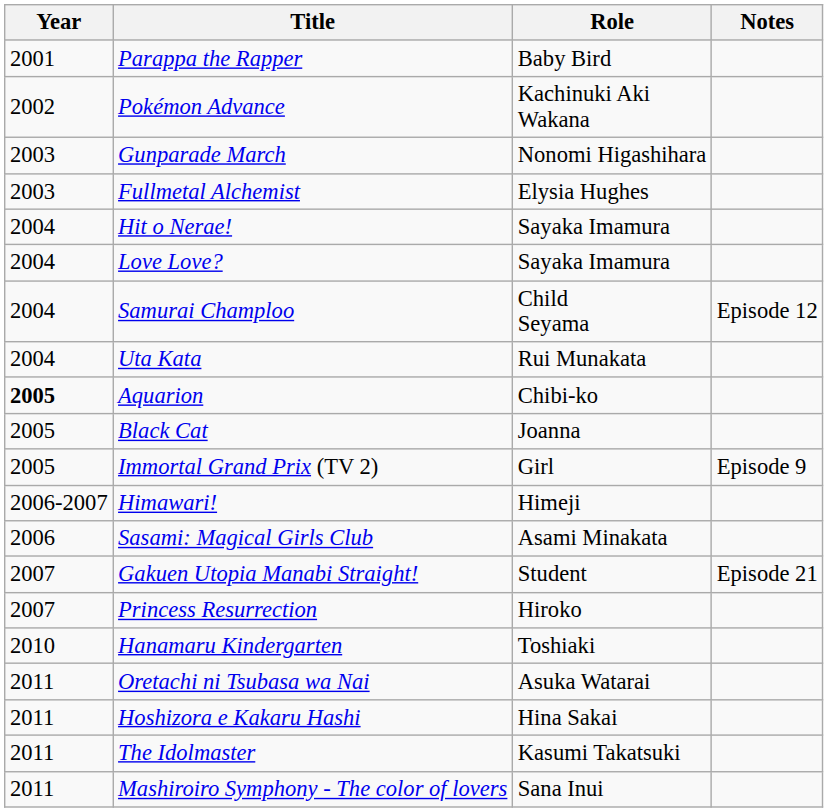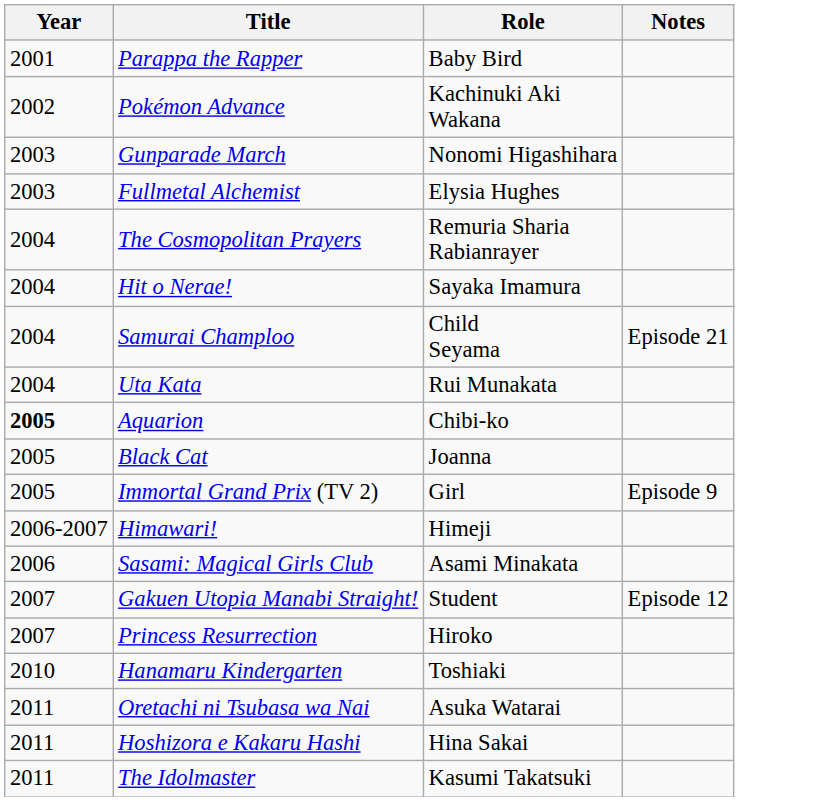+ row: (240, 239)
- row: (170, 262)
(767, 310) Episode 12 -> (678, 336) Episode 21
(767, 574) Episode 21 -> (678, 599) Episode 12
- row: (313, 788)
